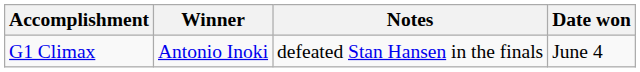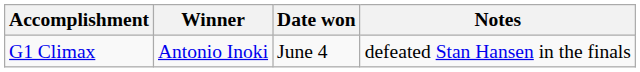columns swapped: (592, 19) <-> (410, 19)
